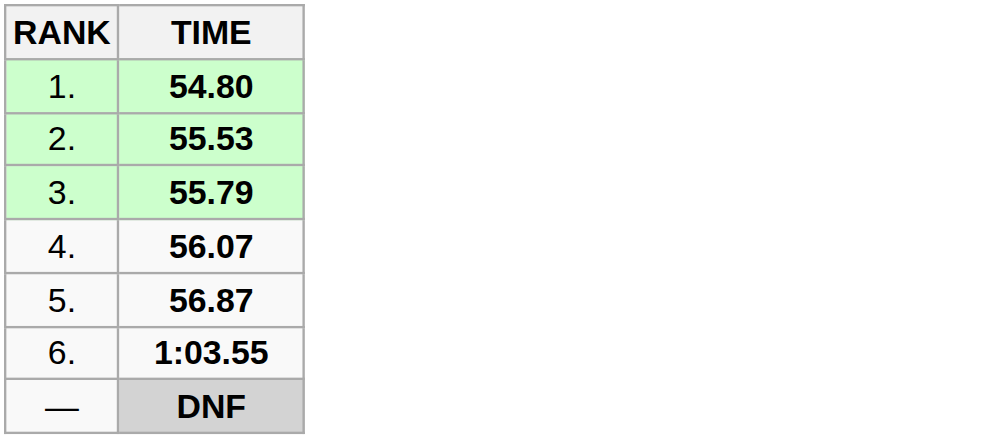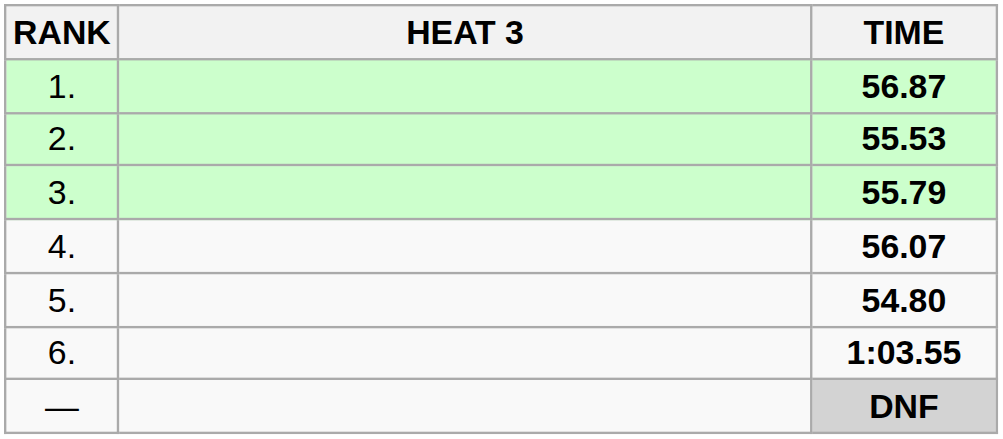+ column: (465, 32)
(211, 86) 54.80 -> (904, 86) 56.87
(211, 300) 56.87 -> (904, 300) 54.80
